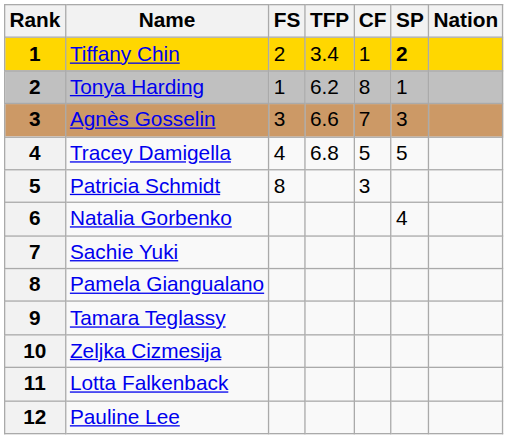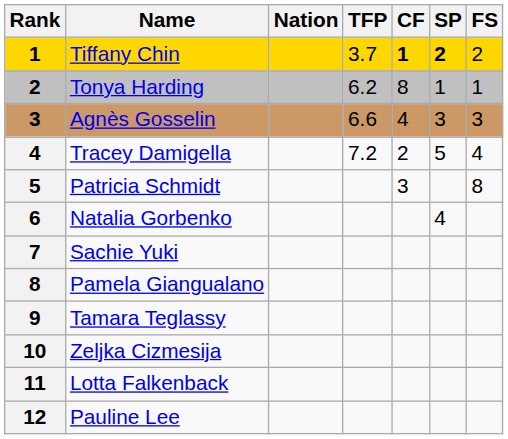columns swapped: (466, 20) <-> (287, 20)
(324, 53) 3.4 -> (363, 53) 3.7
(365, 53) normal -> (403, 53) bold
(365, 119) 7 -> (403, 119) 4
(324, 152) 6.8 -> (363, 152) 7.2
(365, 152) 5 -> (403, 152) 2
